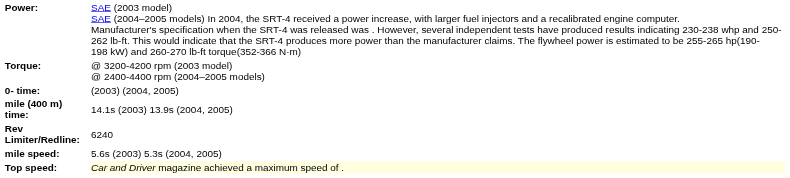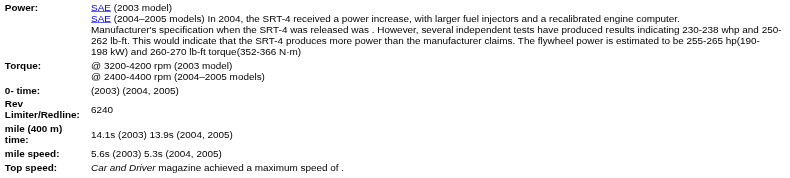rows swapped: (42, 134) <-> (34, 109)
(218, 167) lightyellow background -> (218, 167) no background
